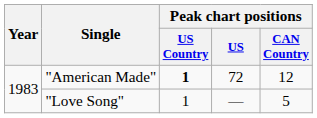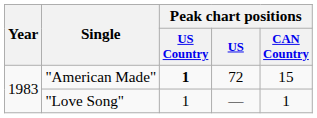(286, 77) 12 -> (286, 77) 15
(286, 101) 5 -> (286, 101) 1
